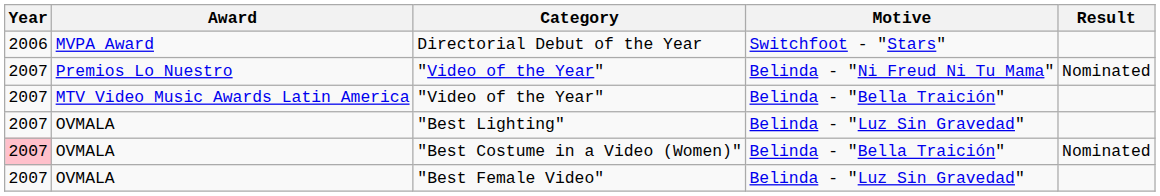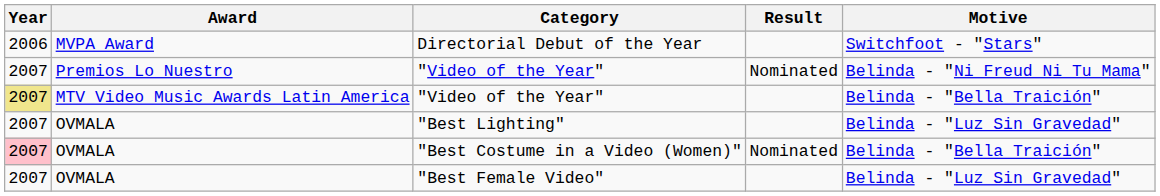columns swapped: (902, 18) <-> (1106, 18)
(28, 98) no background -> (28, 98) khaki background
